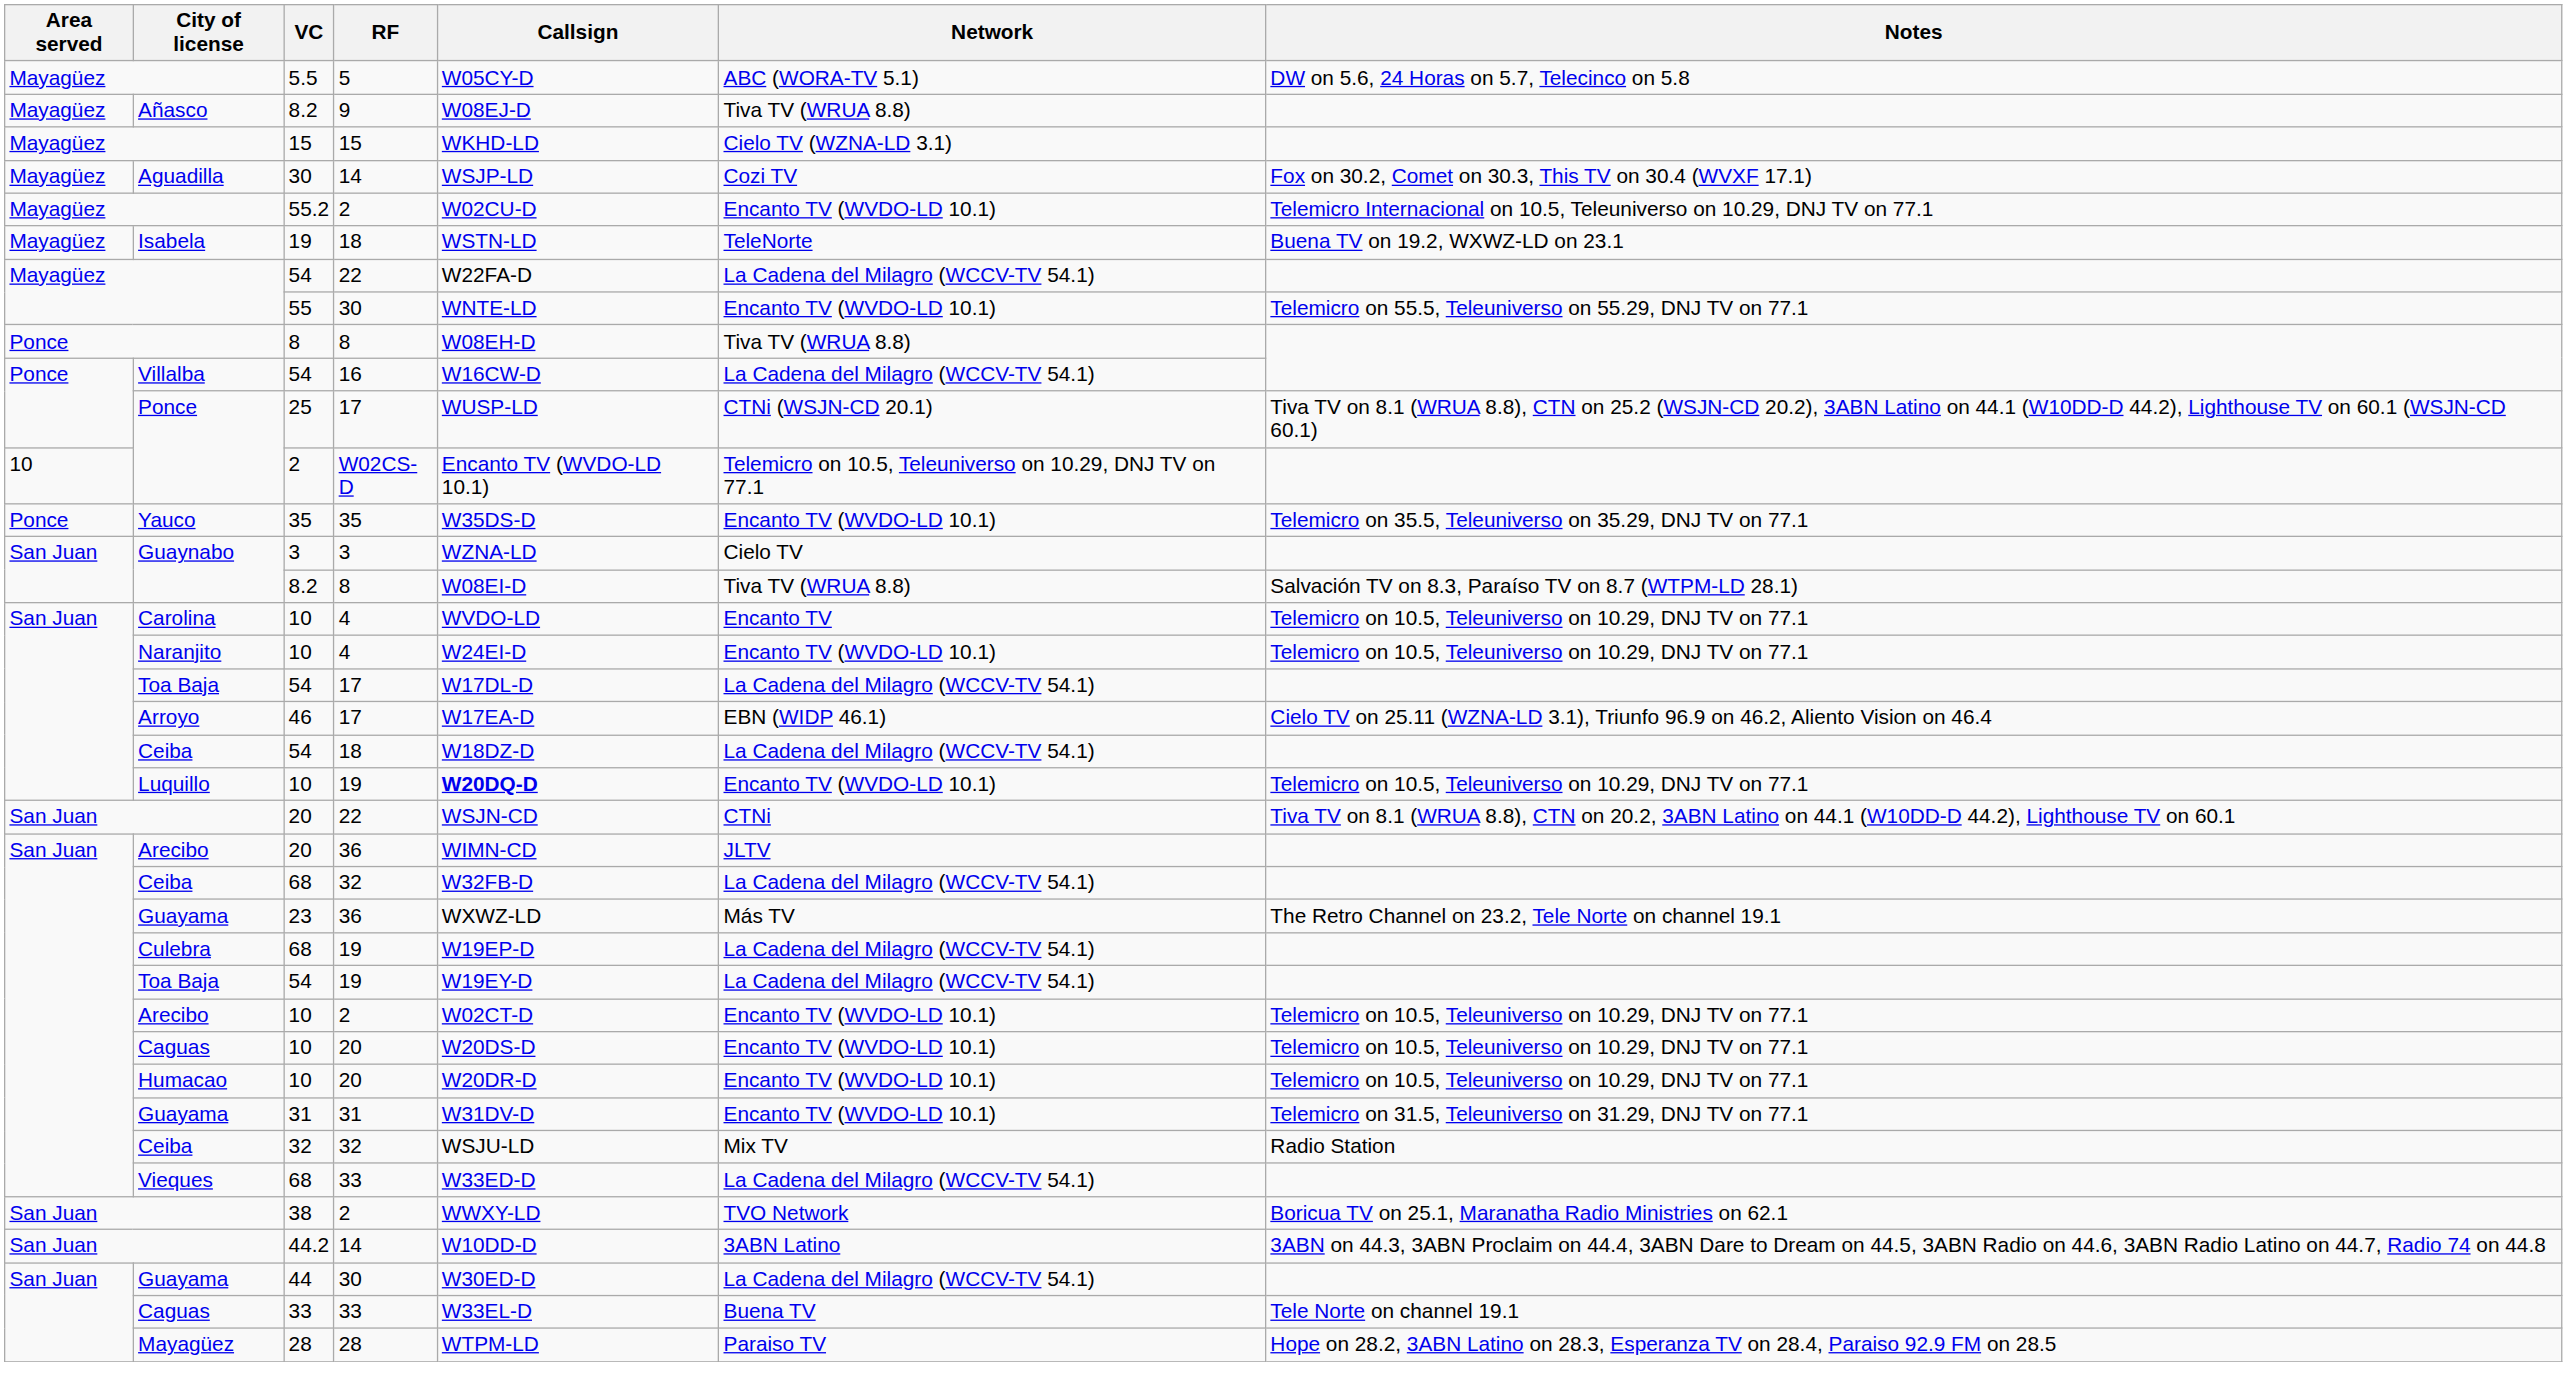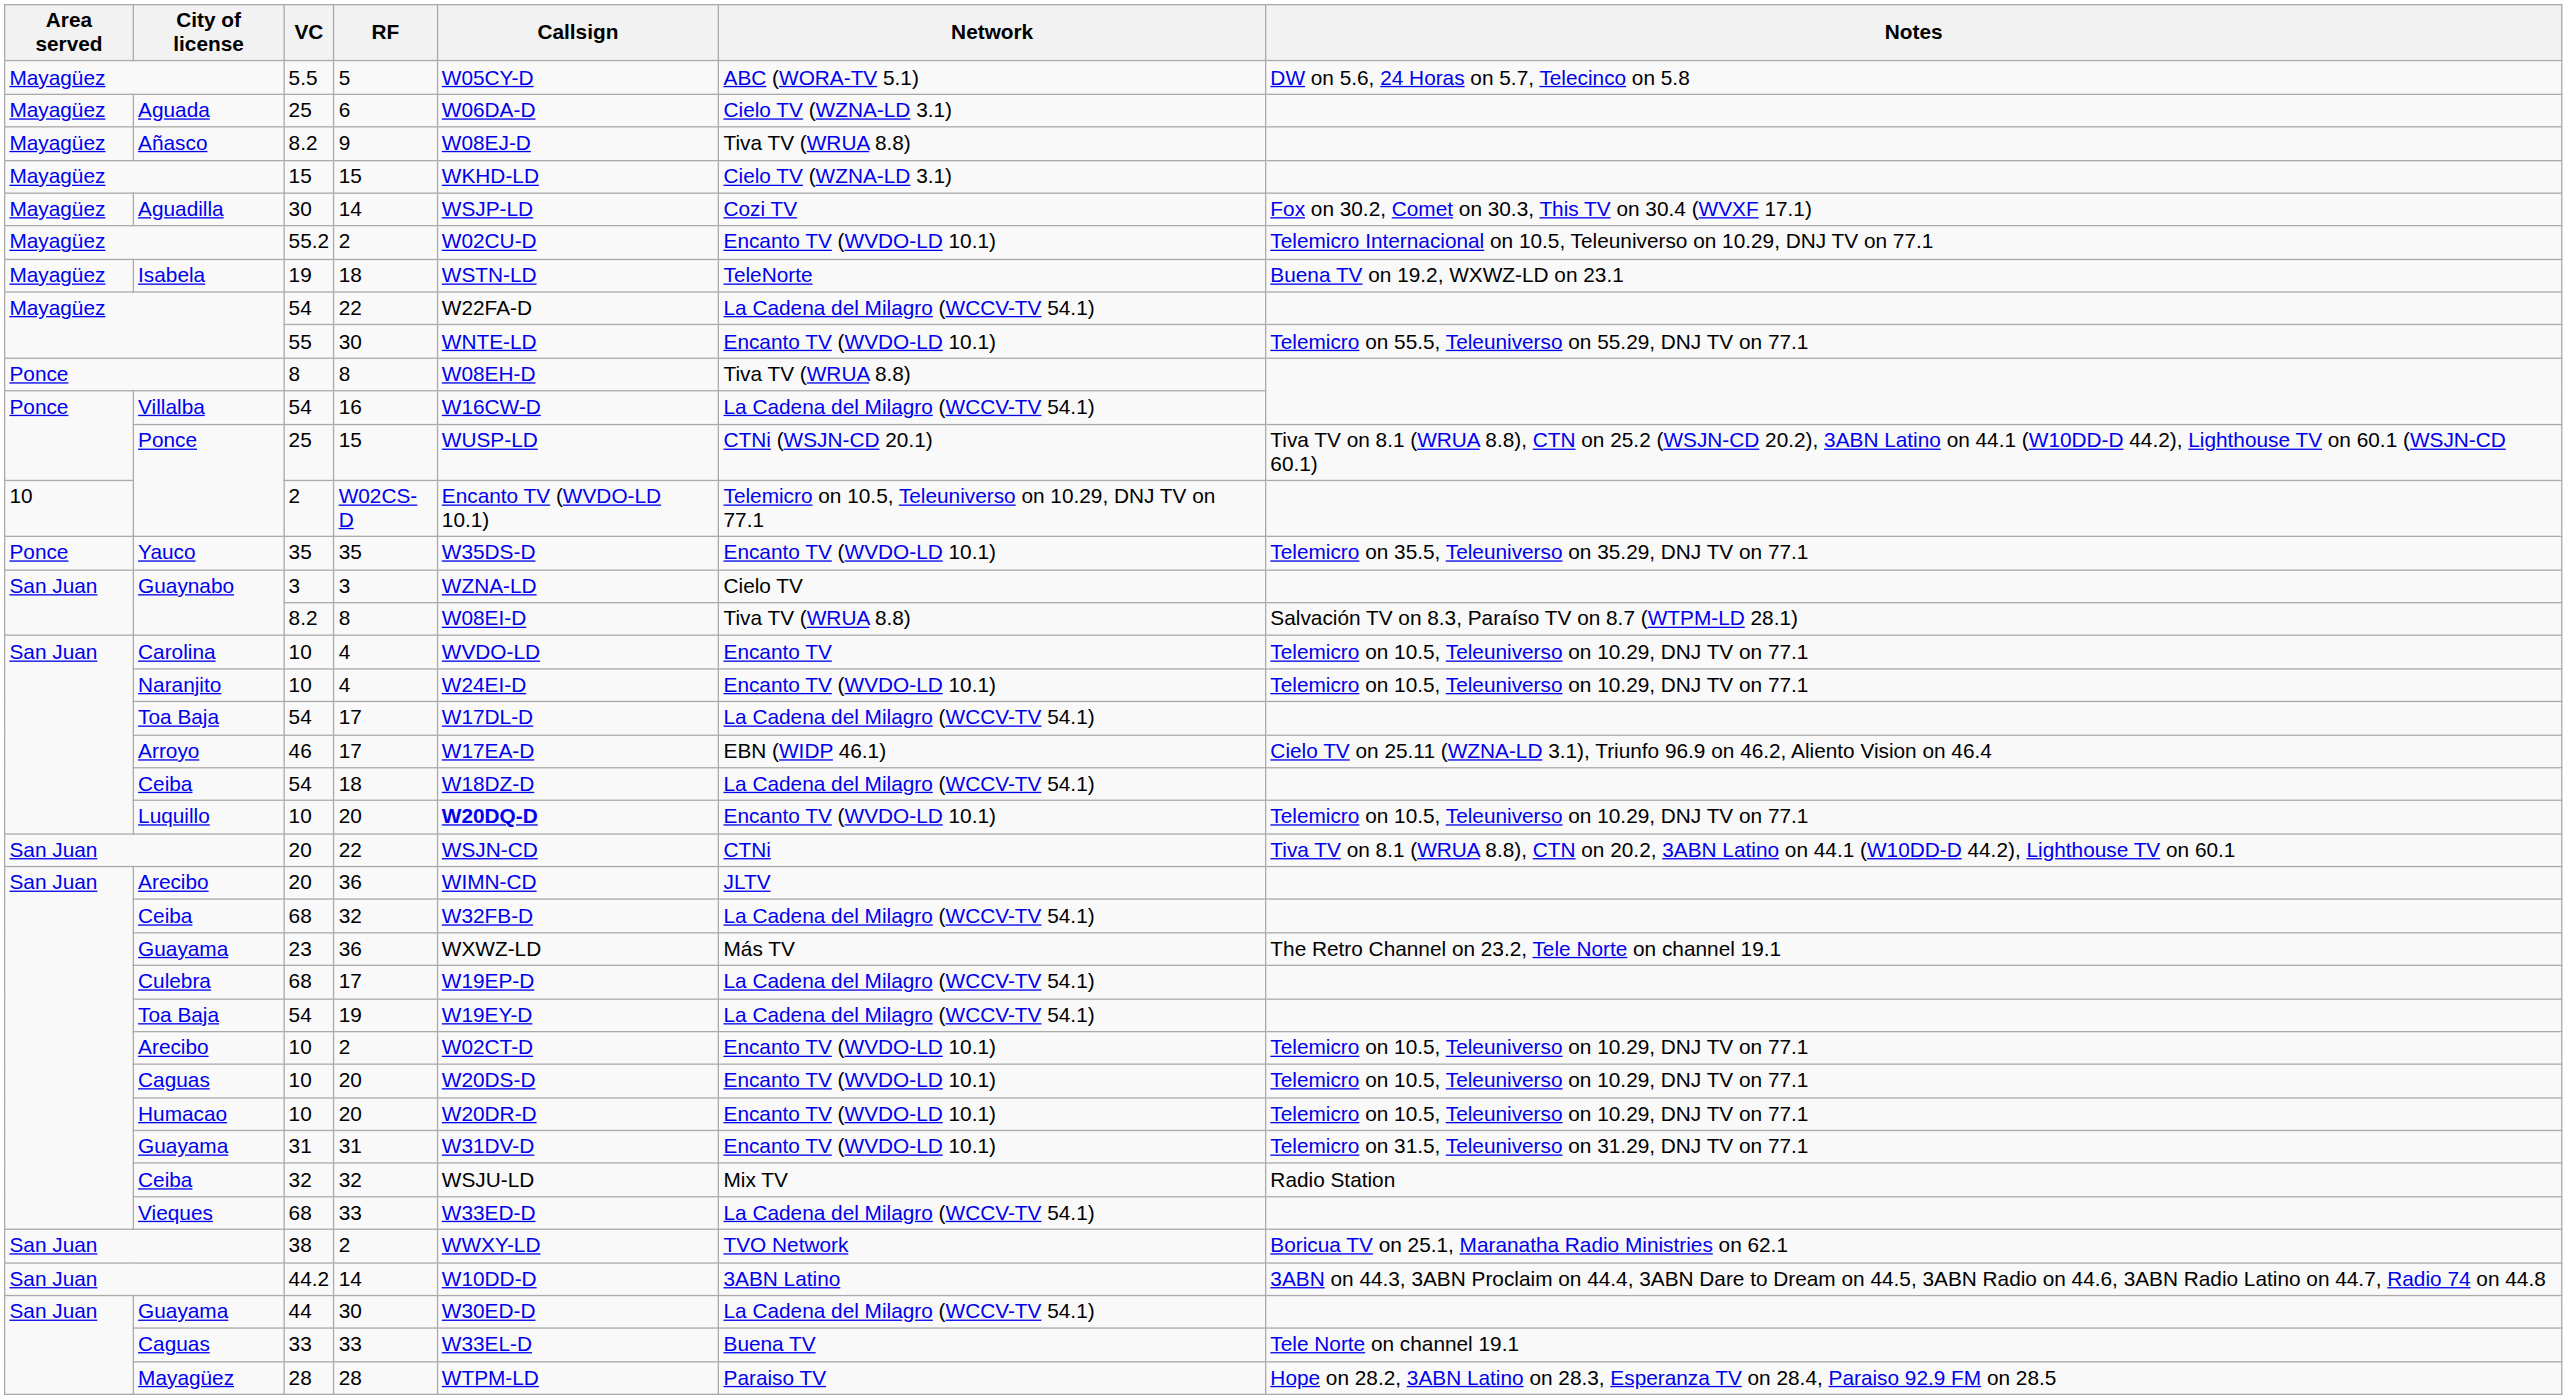+ row: (174, 110)
(350, 407) 17 -> (350, 440) 15
(350, 783) 19 -> (350, 816) 20
(350, 948) 19 -> (350, 981) 17
